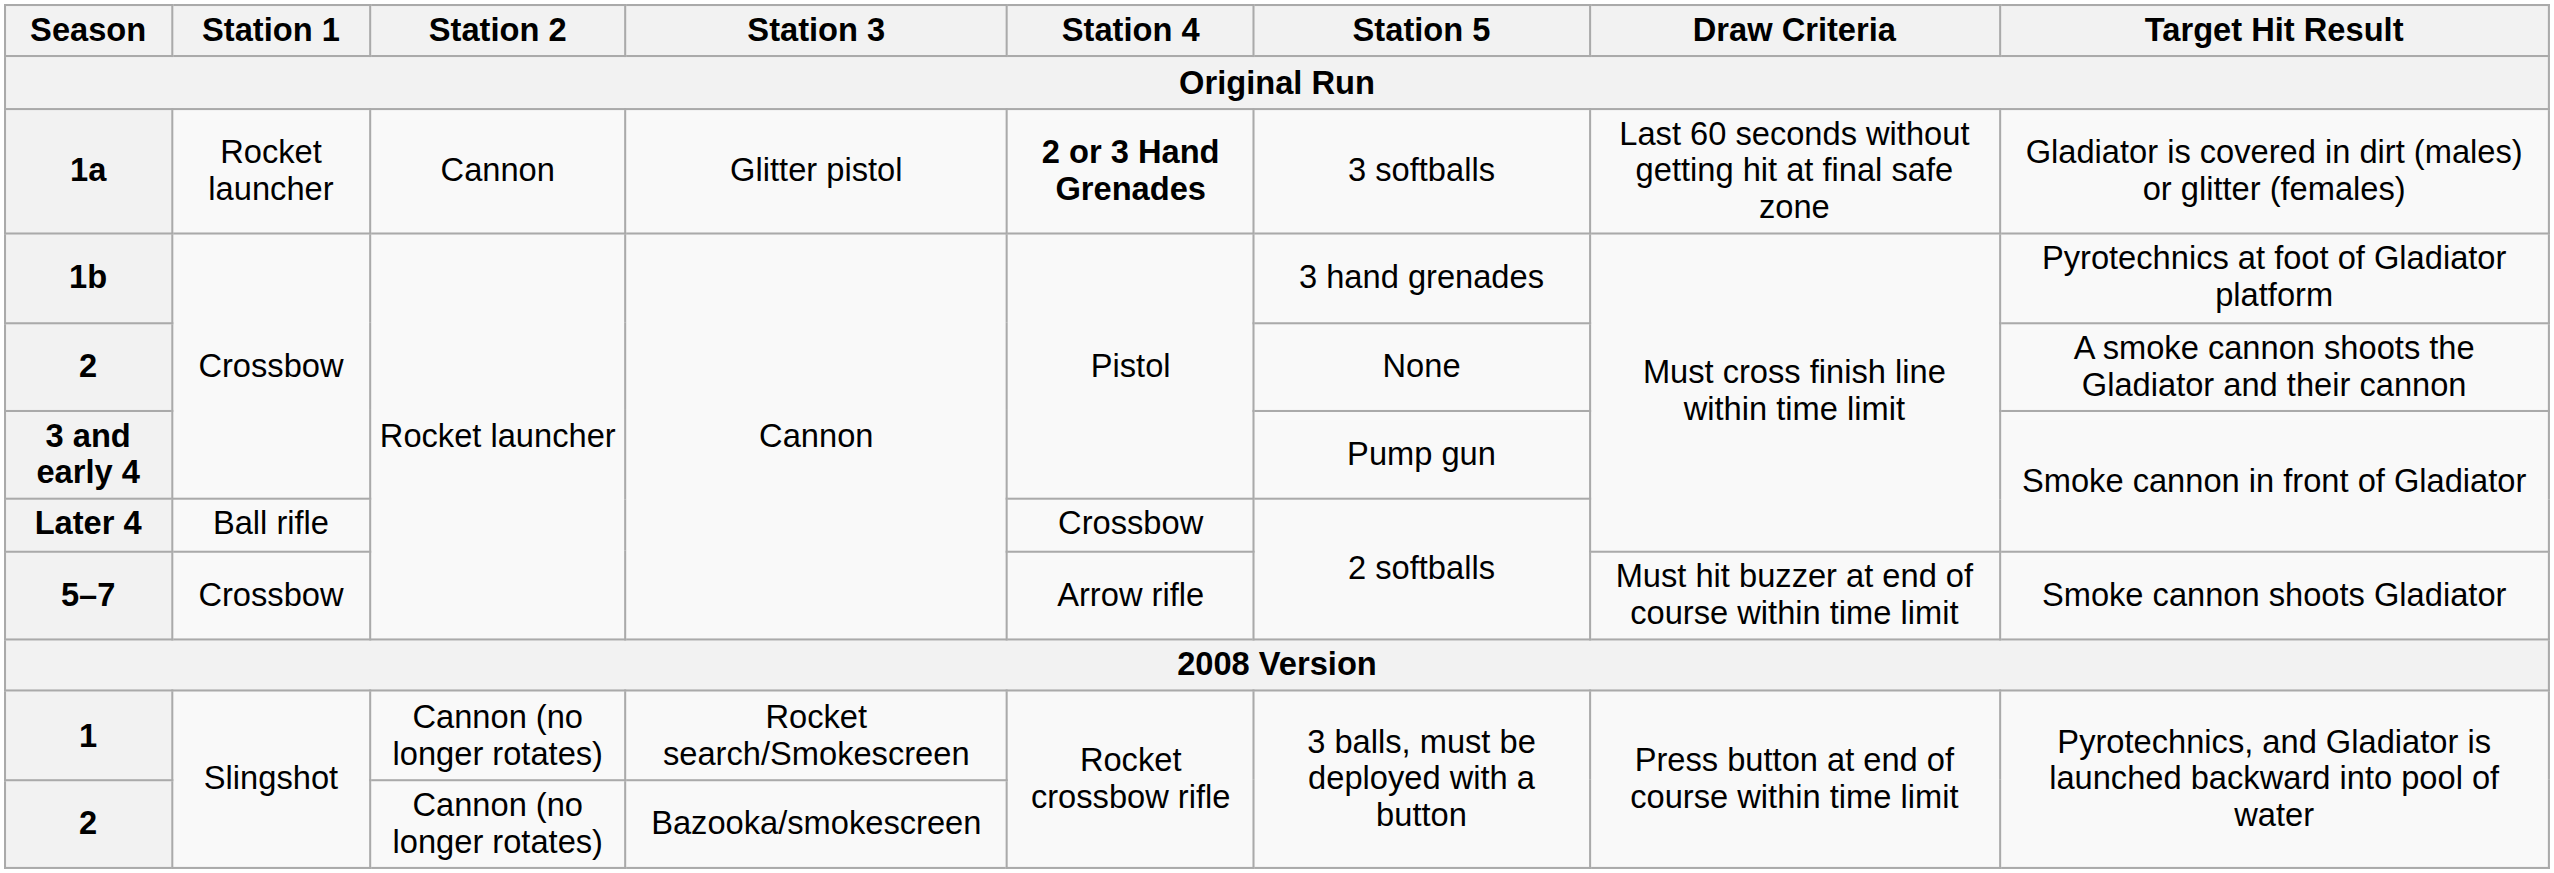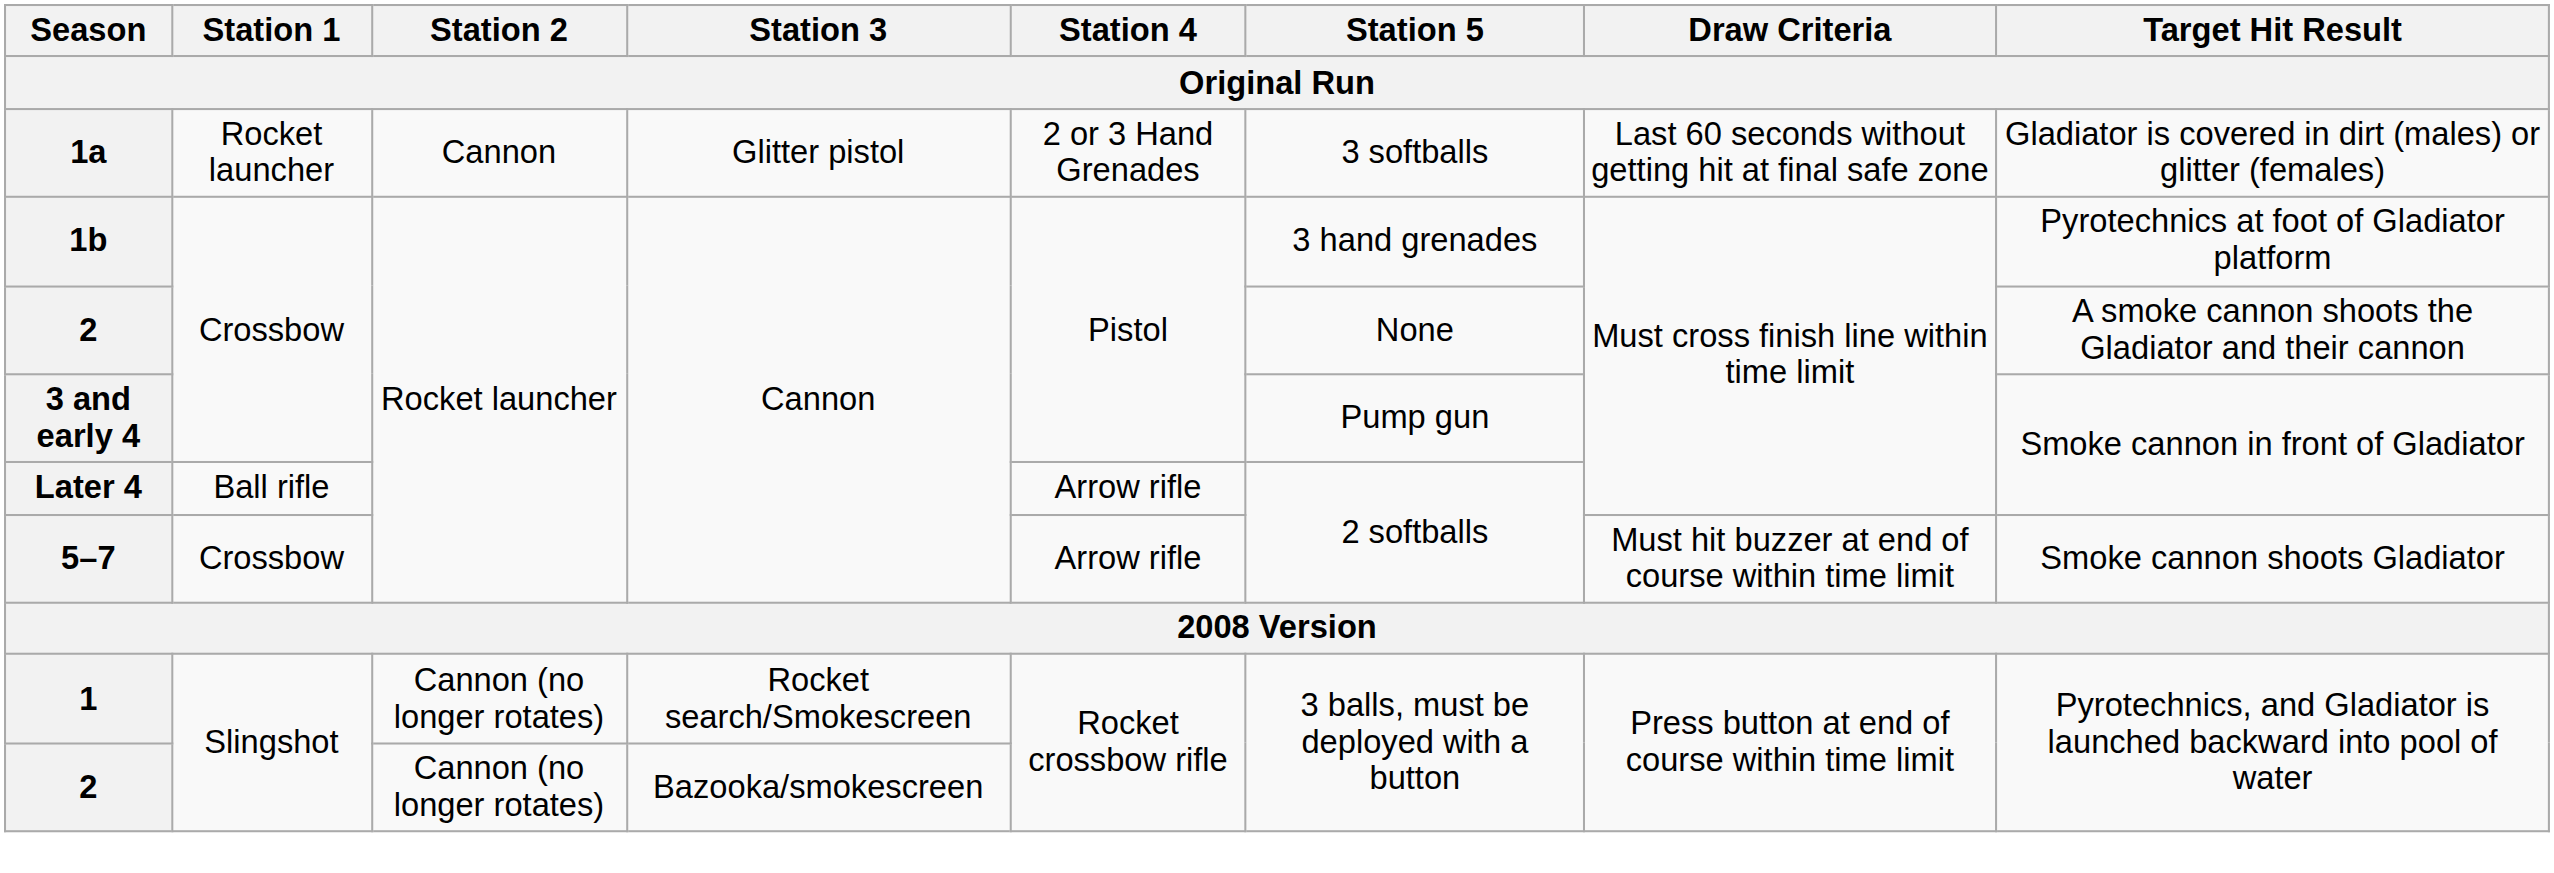(1131, 170) bold -> (1128, 152) normal
(1131, 524) Crossbow -> (1128, 487) Arrow rifle
